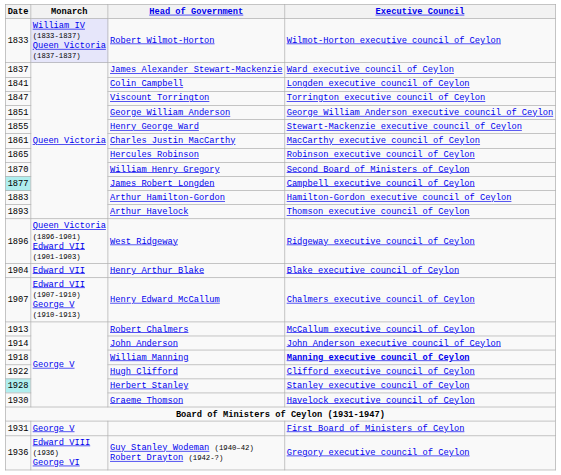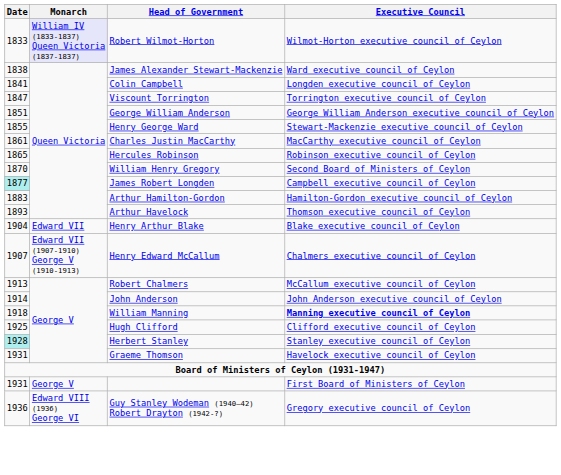(18, 70) 1837 -> (17, 70) 1838
- row: (144, 241)
(18, 372) 1922 -> (17, 327) 1925
(18, 400) 1930 -> (17, 356) 1931
